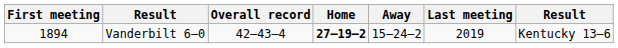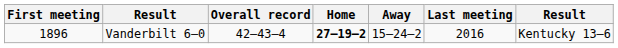(54, 33) 1894 -> (54, 33) 1896
(470, 33) 2019 -> (470, 33) 2016
